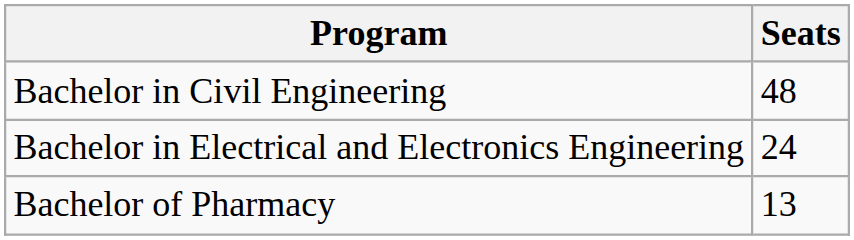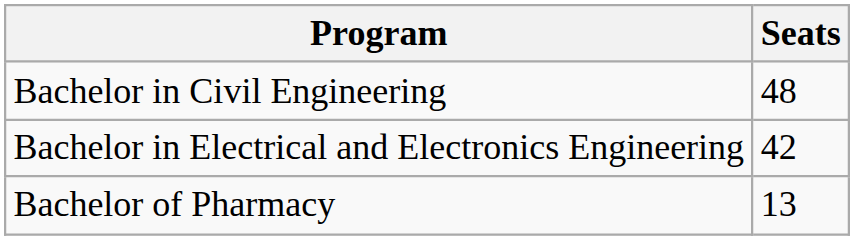(779, 147) 24 -> (779, 147) 42
